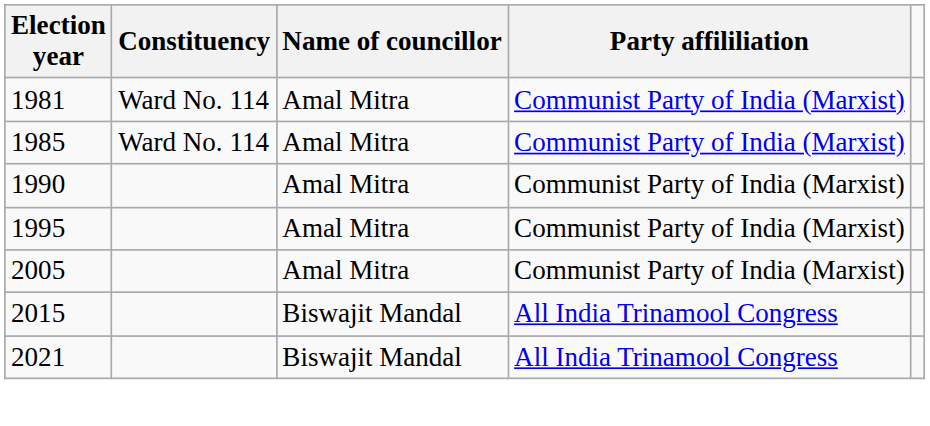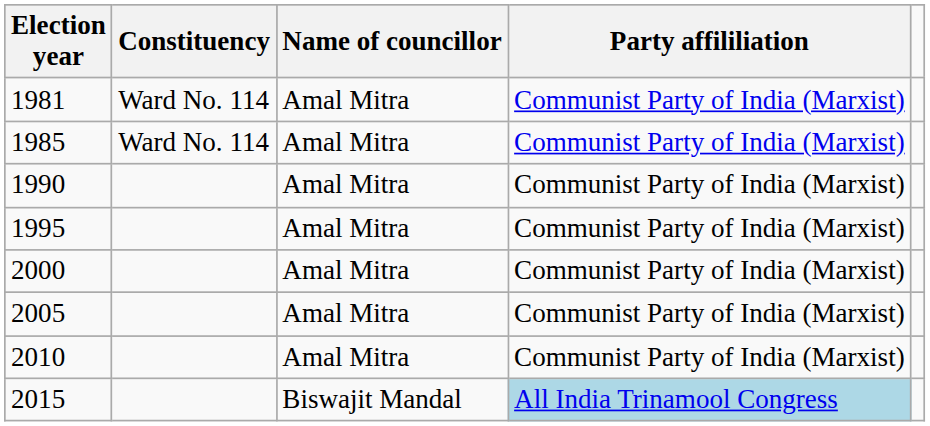+ row: (38, 270)
+ row: (38, 356)
(676, 313) no background -> (676, 399) lightblue background
- row: (38, 356)
